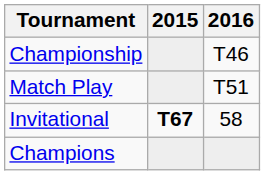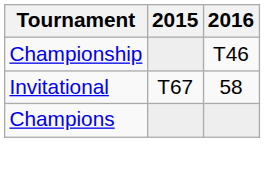- row: (61, 86)
(175, 119) bold -> (175, 86) normal
